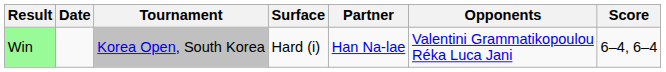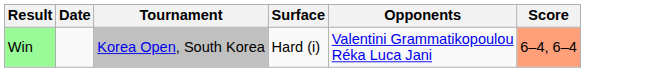- column: (369, 16)
(629, 47) no background -> (549, 47) lightsalmon background
